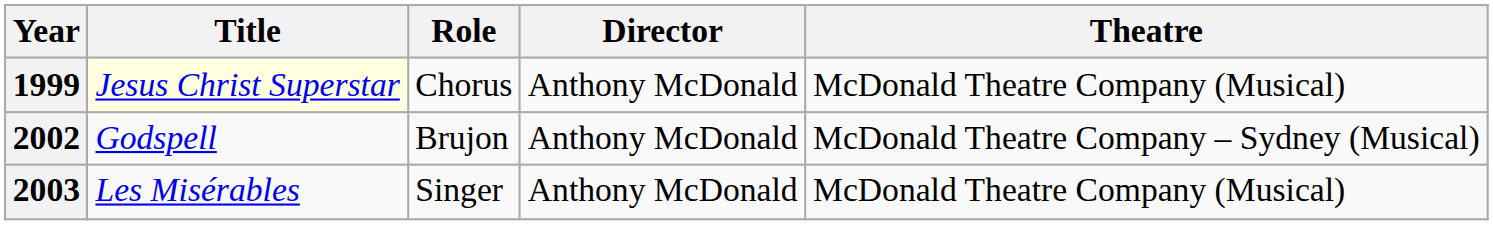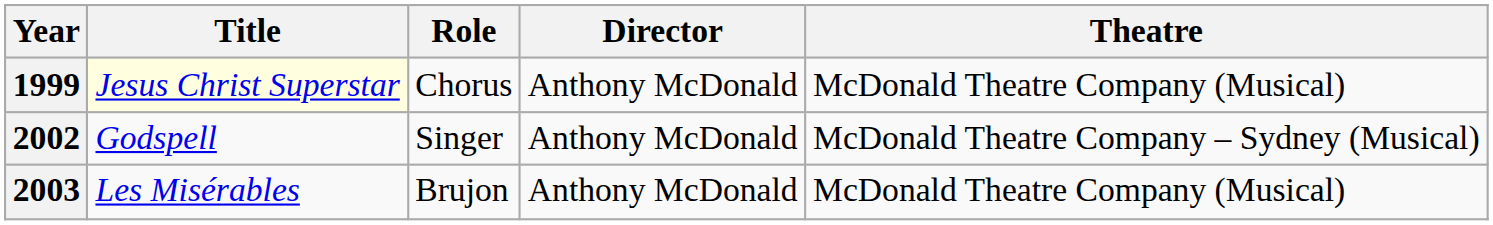(462, 137) Brujon -> (459, 137) Singer
(459, 191) Singer -> (462, 191) Brujon
